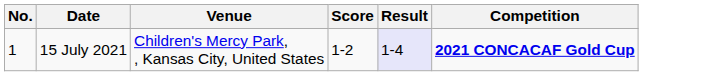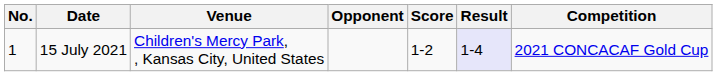+ column: (367, 16)
(535, 49) bold -> (612, 49) normal
